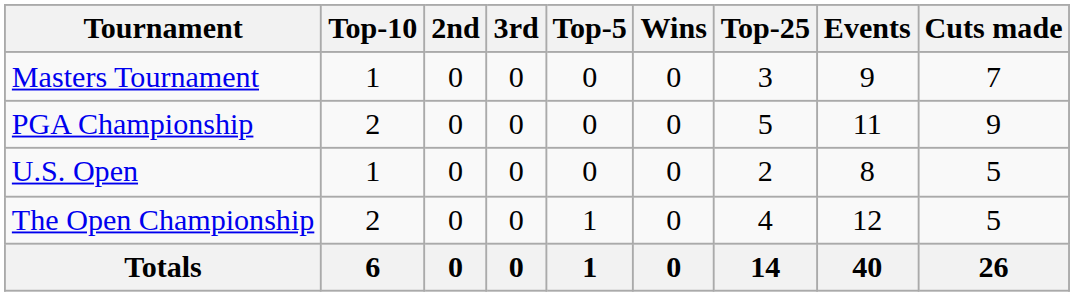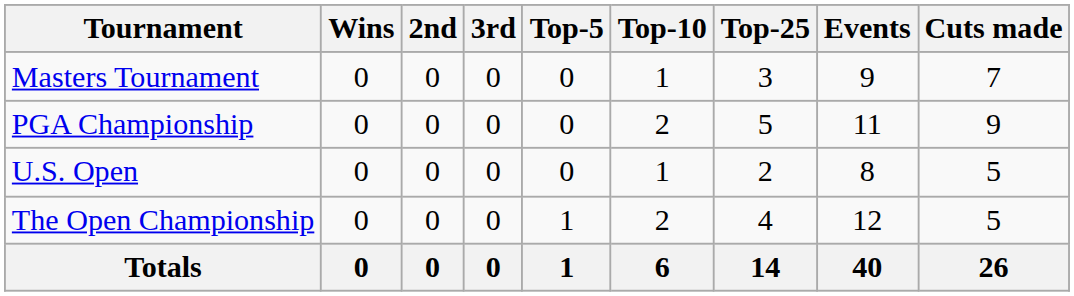columns swapped: (674, 28) <-> (373, 28)
